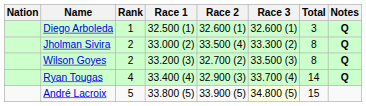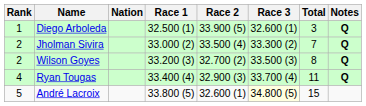columns swapped: (131, 12) <-> (23, 12)
(223, 28) 32.600 (1) -> (223, 28) 33.900 (5)
(314, 45) 8 -> (314, 45) 7
(314, 77) 14 -> (314, 77) 11
(223, 93) 33.900 (5) -> (223, 93) 32.600 (1)
